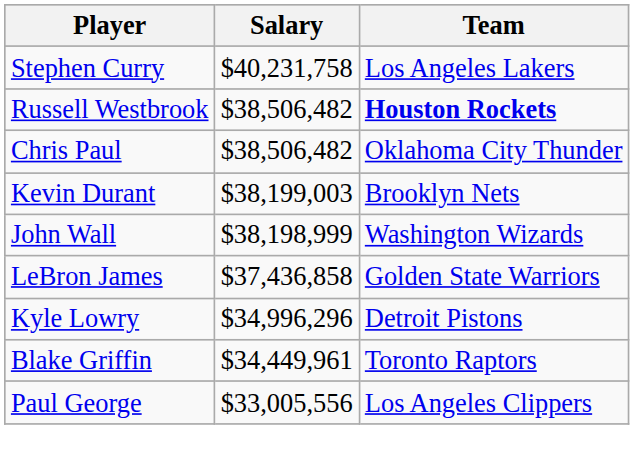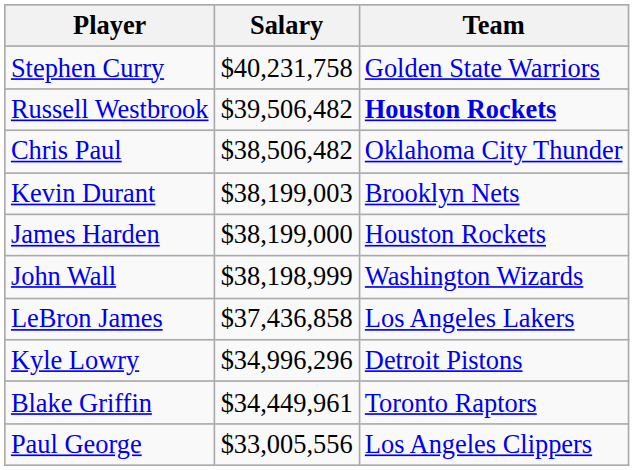(470, 67) Los Angeles Lakers -> (482, 67) Golden State Warriors
(287, 109) $38,506,482 -> (287, 109) $39,506,482
+ row: (85, 234)
(482, 276) Golden State Warriors -> (470, 318) Los Angeles Lakers
